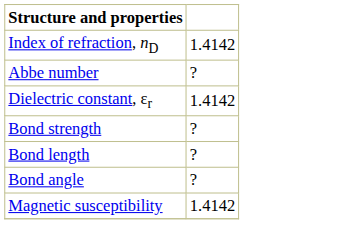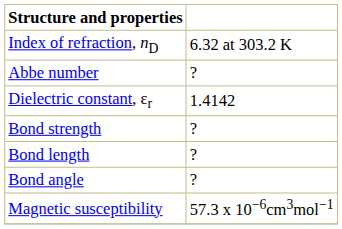(212, 45) 1.4142 -> (241, 45) 6.32 at 303.2 K
(212, 206) 1.4142 -> (262, 208) 57.3 x 10−6cm3mol−1
